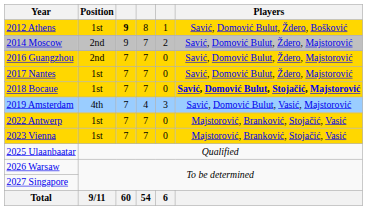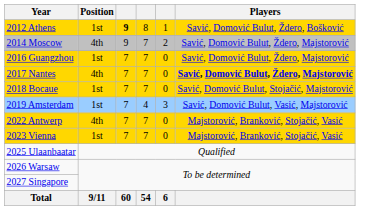(97, 43) 2nd -> (97, 43) 4th
(97, 58) 2nd -> (97, 58) 1st
(97, 74) 1st -> (97, 74) 4th
(269, 74) normal -> (265, 74) bold
(269, 89) bold -> (265, 89) normal
(97, 105) 4th -> (97, 105) 1st
(97, 120) 1st -> (97, 120) 4th
